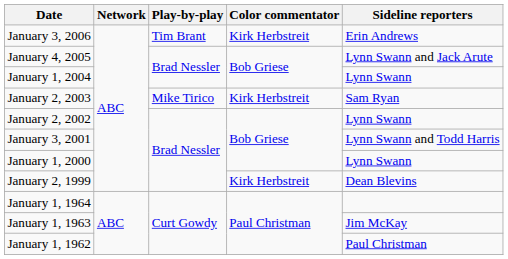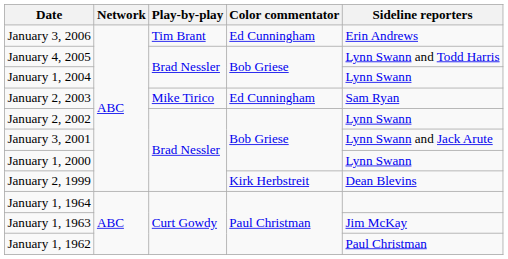(269, 35) Kirk Herbstreit -> (272, 35) Ed Cunningham
(419, 56) Lynn Swann and Jack Arute -> (423, 56) Lynn Swann and Todd Harris
(269, 98) Kirk Herbstreit -> (272, 98) Ed Cunningham
(423, 139) Lynn Swann and Todd Harris -> (419, 139) Lynn Swann and Jack Arute
